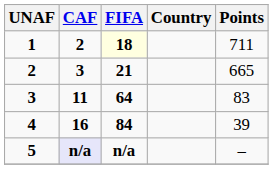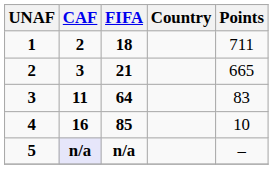(124, 44) lightyellow background -> (124, 44) no background
(124, 124) 84 -> (124, 124) 85
(242, 124) 39 -> (242, 124) 10
